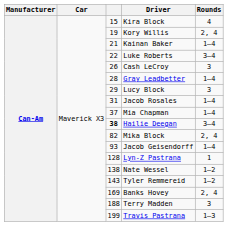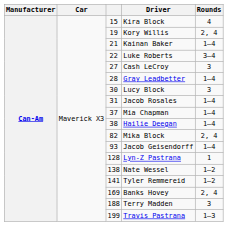(114, 67) 26 -> (114, 67) 27
(114, 90) 29 -> (114, 90) 30
(114, 124) bold -> (114, 124) normal
(209, 124) 3–4 -> (209, 124) 1–4
(114, 181) 143 -> (114, 181) 141
